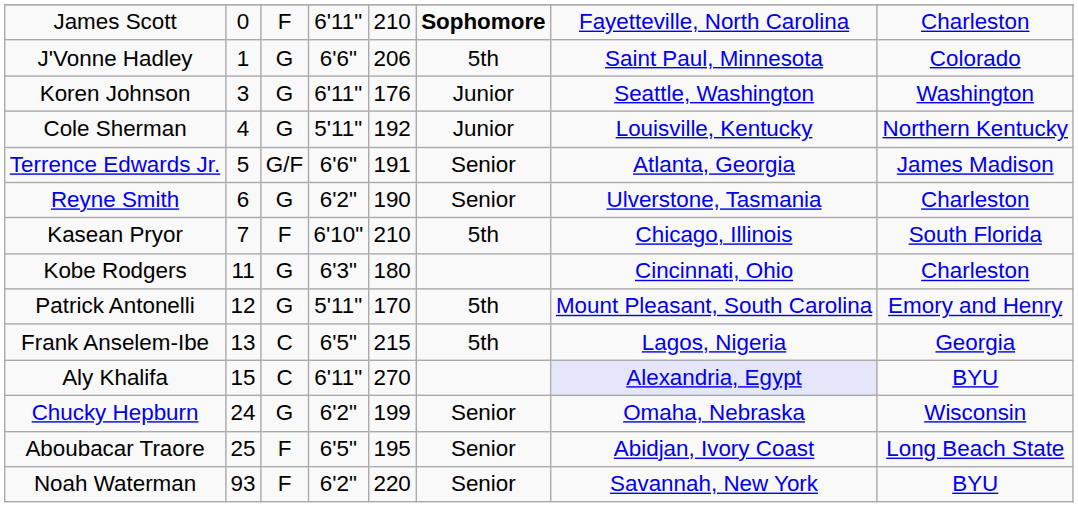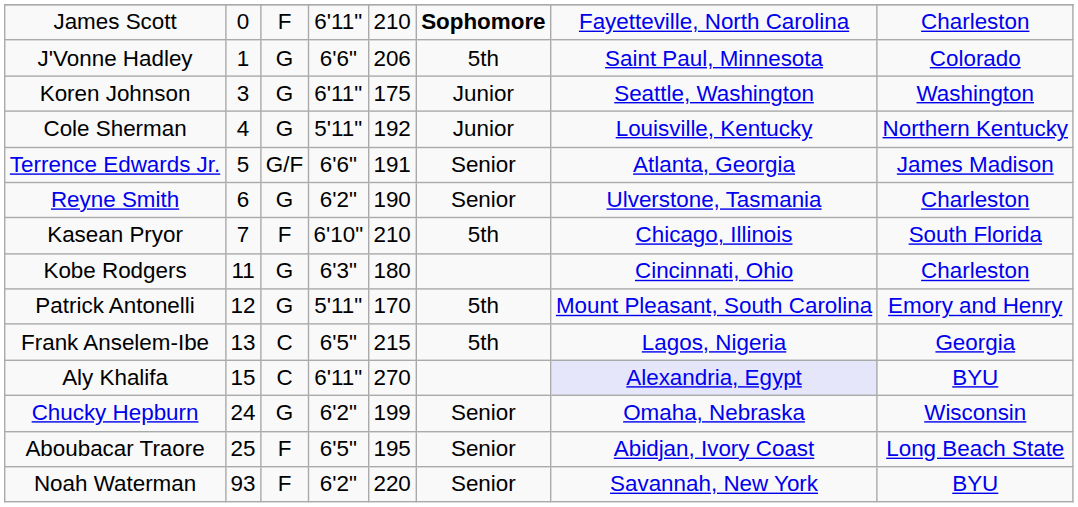(392, 93) 176 -> (392, 93) 175
